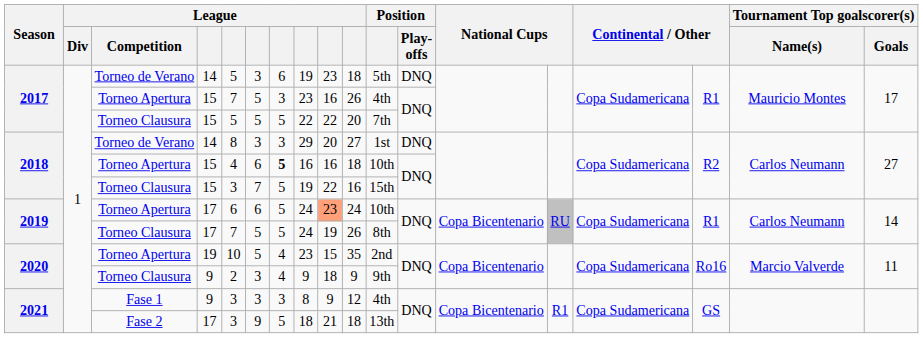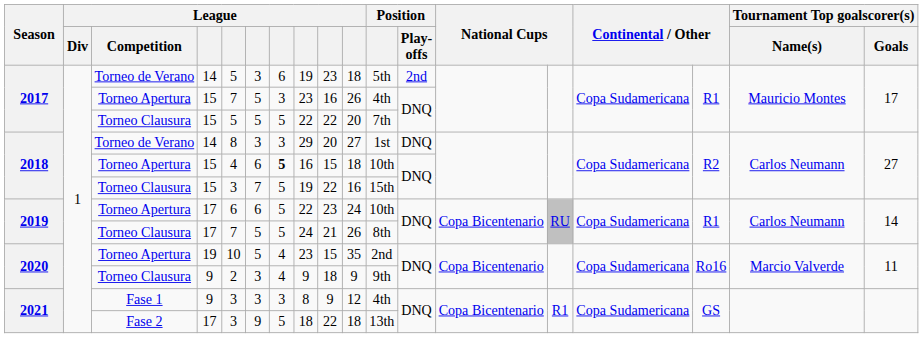(417, 76) DNQ -> (416, 76) 2nd
(330, 165) 16 -> (330, 165) 15
(306, 210) 24 -> (306, 210) 22
(330, 210) lightsalmon background -> (330, 210) no background
(330, 232) 19 -> (330, 232) 21
(330, 321) 21 -> (330, 321) 22
